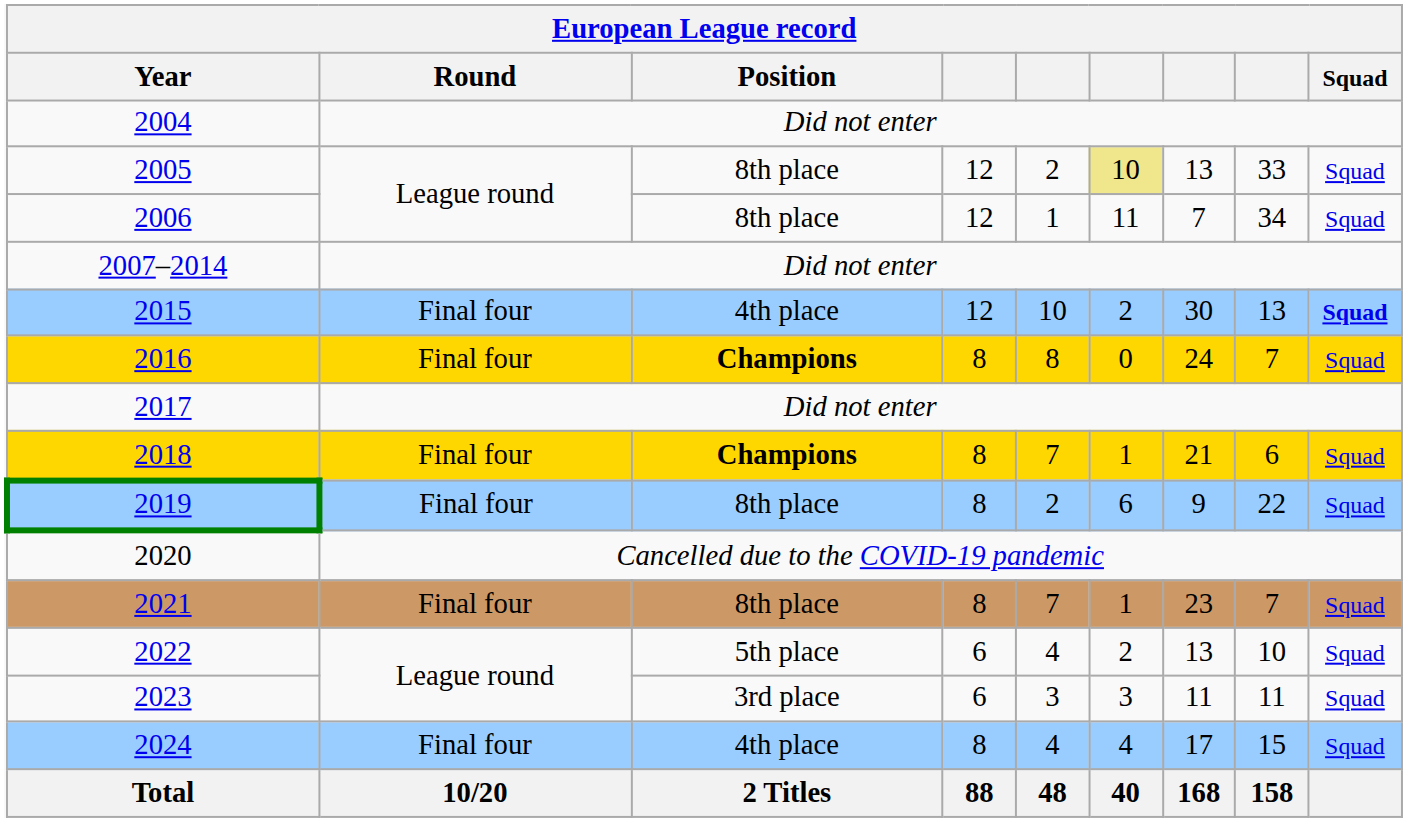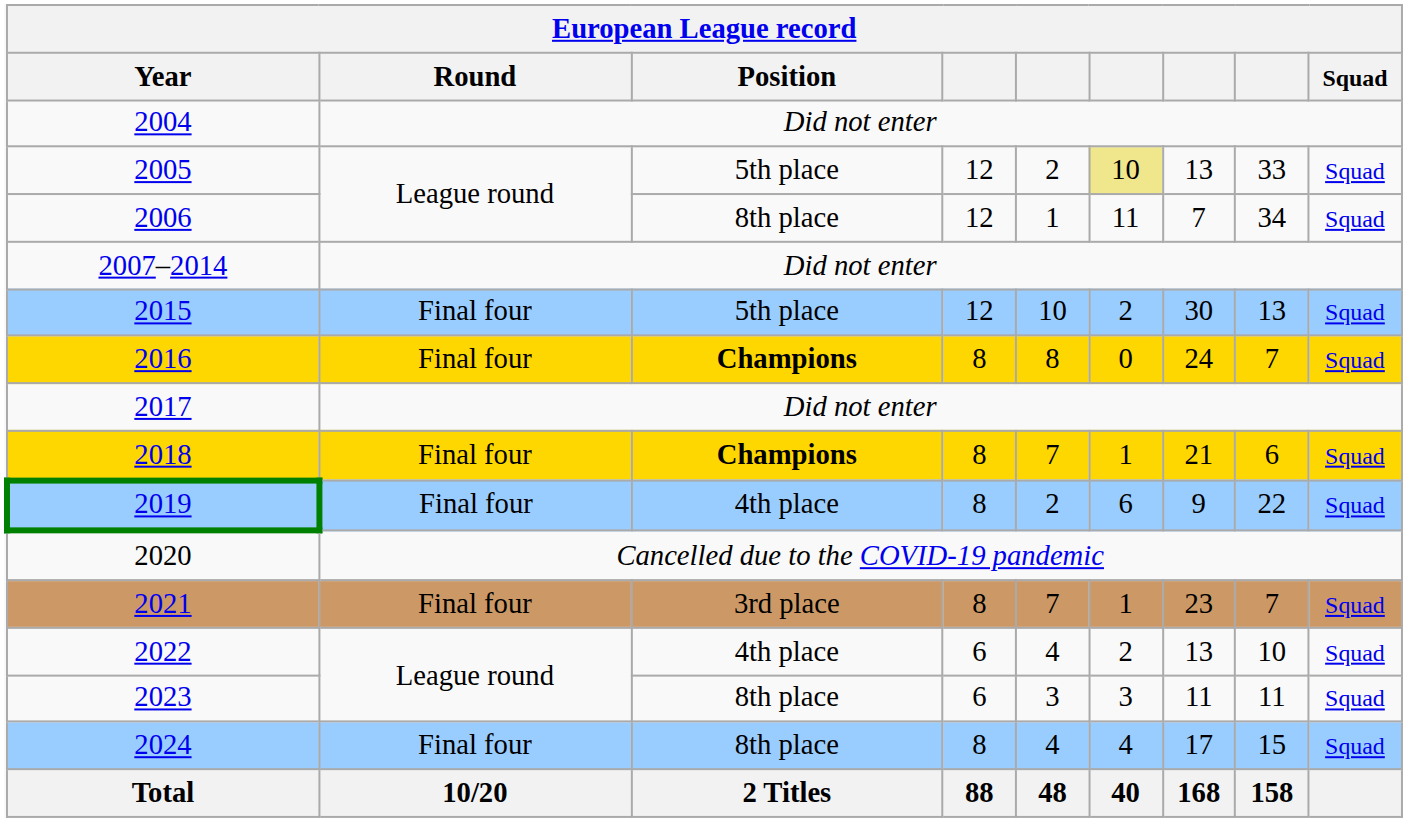(787, 170) 8th place -> (787, 170) 5th place
(787, 312) 4th place -> (787, 312) 5th place
(1355, 312) bold -> (1355, 314) normal
(787, 505) 8th place -> (787, 505) 4th place
(787, 603) 8th place -> (787, 603) 3rd place
(787, 650) 5th place -> (787, 650) 4th place
(787, 698) 3rd place -> (787, 698) 8th place
(787, 745) 4th place -> (787, 745) 8th place
